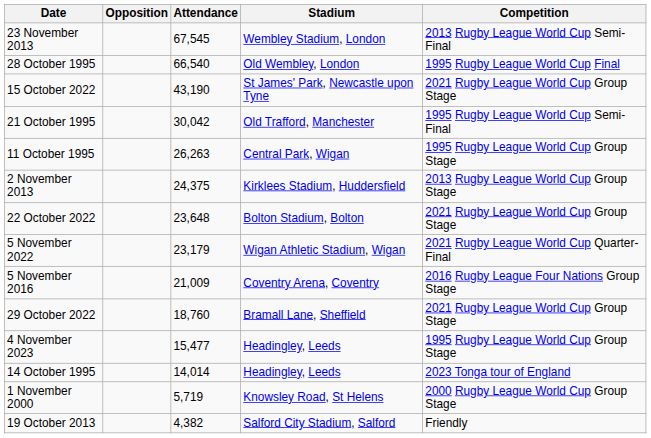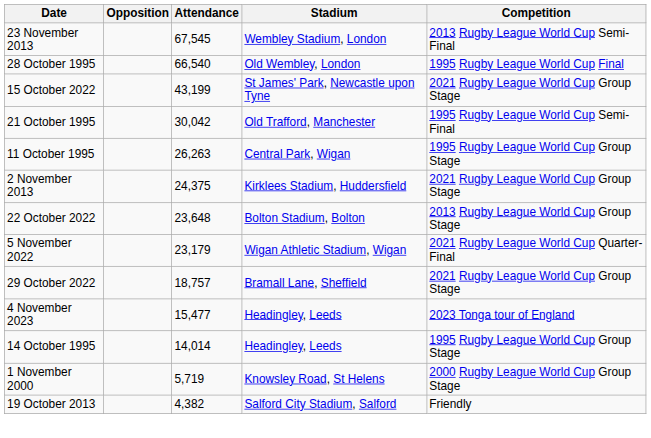(192, 90) 43,190 -> (193, 90) 43,199
(526, 186) 2013 Rugby League World Cup Group Stage -> (530, 186) 2021 Rugby League World Cup Group Stage
(526, 218) 2021 Rugby League World Cup Group Stage -> (530, 218) 2013 Rugby League World Cup Group Stage
- row: (39, 282)
(192, 314) 18,760 -> (193, 282) 18,757
(526, 346) 1995 Rugby League World Cup Group Stage -> (502, 314) 2023 Tonga tour of England
(498, 372) 2023 Tonga tour of England -> (530, 346) 1995 Rugby League World Cup Group Stage
